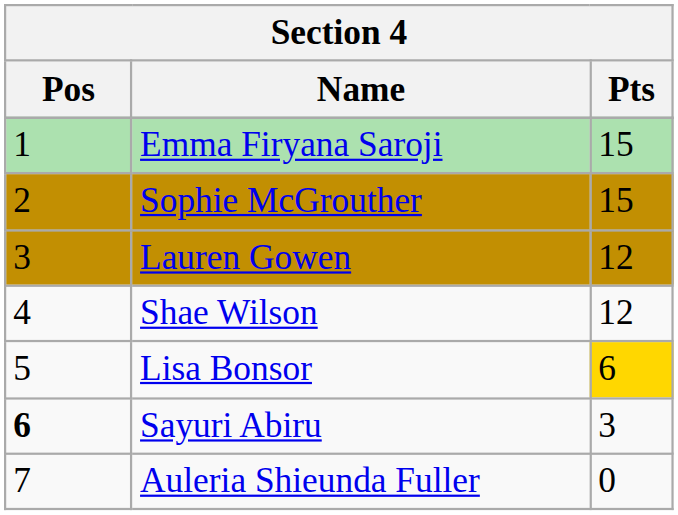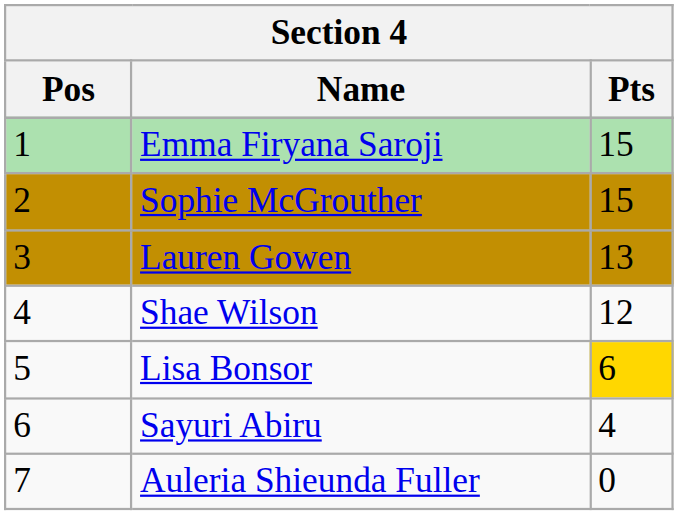(616, 256) 12 -> (616, 256) 13
(22, 425) bold -> (22, 425) normal
(607, 425) 3 -> (607, 425) 4
